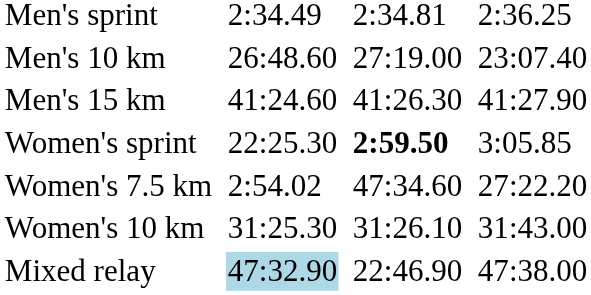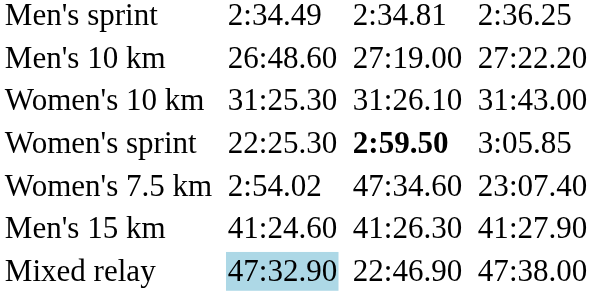(533, 57) 23:07.40 -> (533, 57) 27:22.20
rows swapped: (85, 100) <-> (105, 228)
(533, 185) 27:22.20 -> (533, 185) 23:07.40
